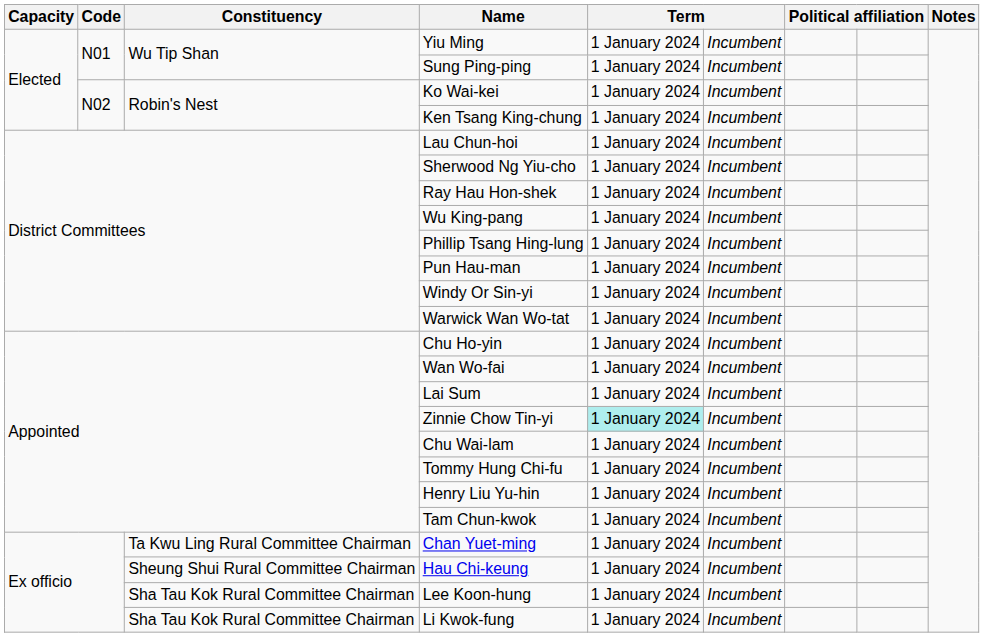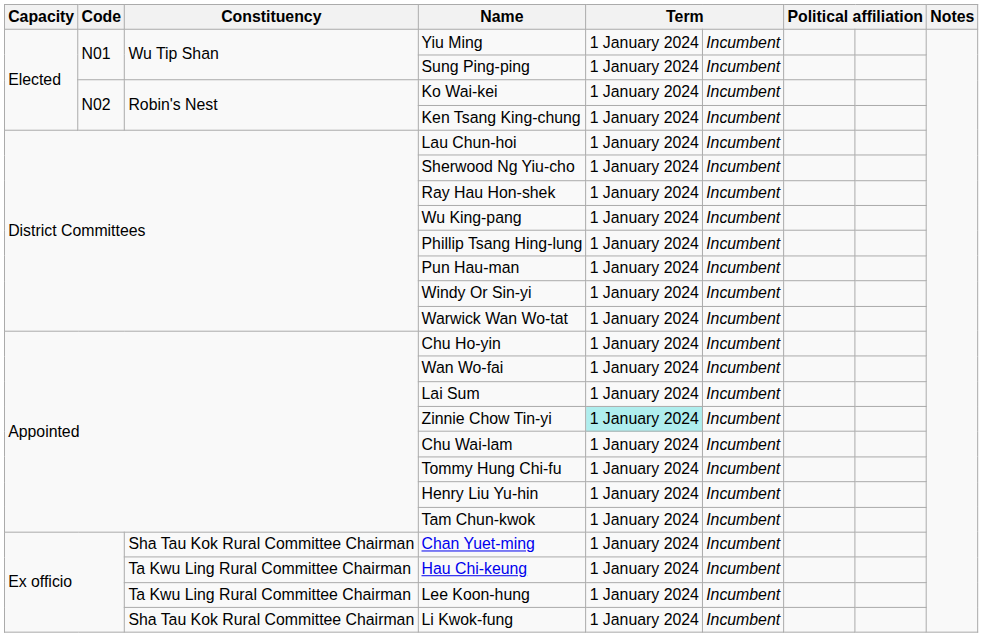(270, 544) Ta Kwu Ling Rural Committee Chairman -> (271, 544) Sha Tau Kok Rural Committee Chairman
(272, 569) Sheung Shui Rural Committee Chairman -> (270, 569) Ta Kwu Ling Rural Committee Chairman
(271, 594) Sha Tau Kok Rural Committee Chairman -> (270, 594) Ta Kwu Ling Rural Committee Chairman
